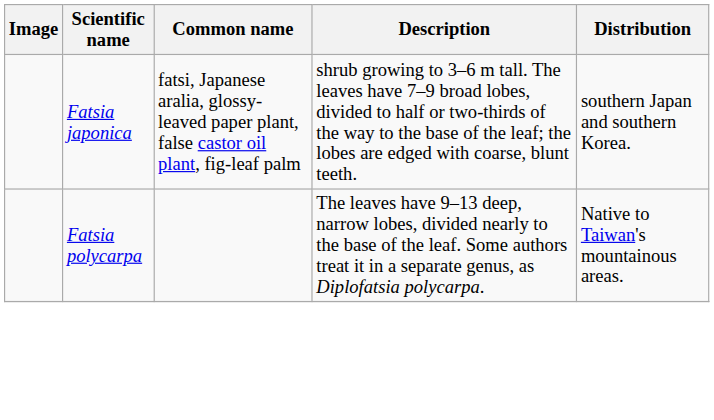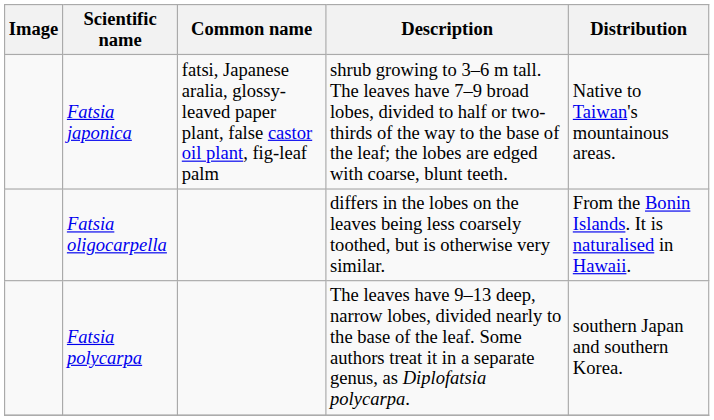(636, 121) southern Japan and southern Korea. -> (621, 121) Native to Taiwan's mountainous areas.
+ row: (117, 234)
(629, 245) Native to Taiwan's mountainous areas. -> (628, 347) southern Japan and southern Korea.
